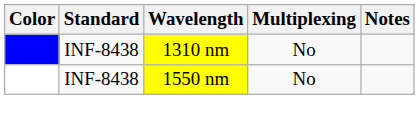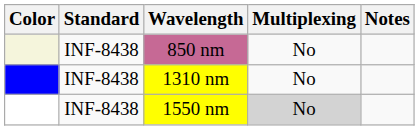+ row: (196, 49)
(304, 79) no background -> (304, 109) lightgrey background
